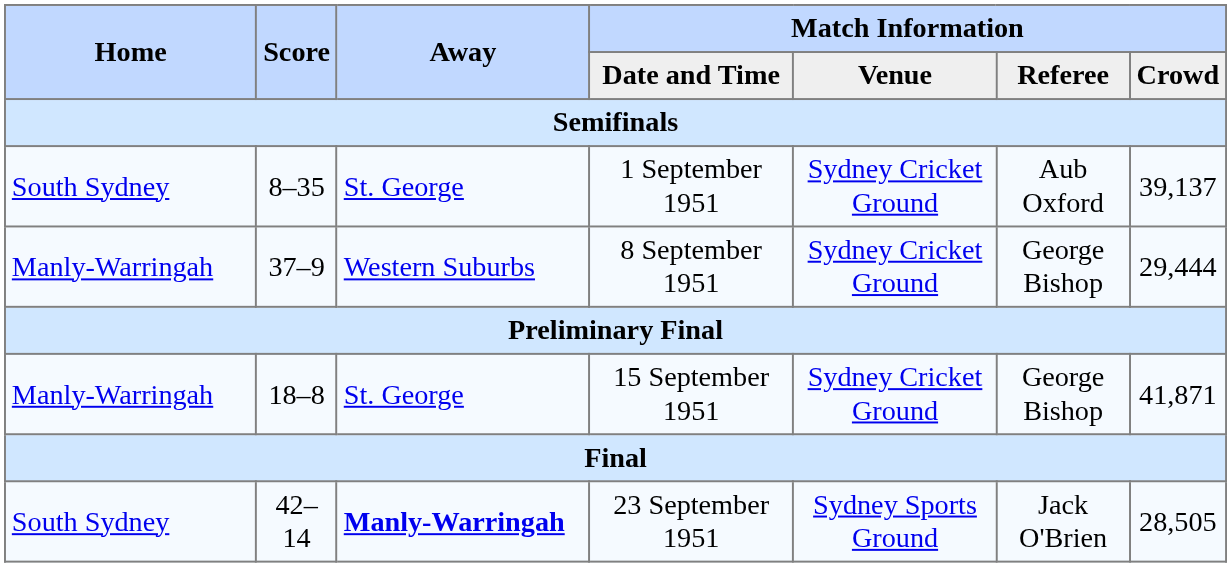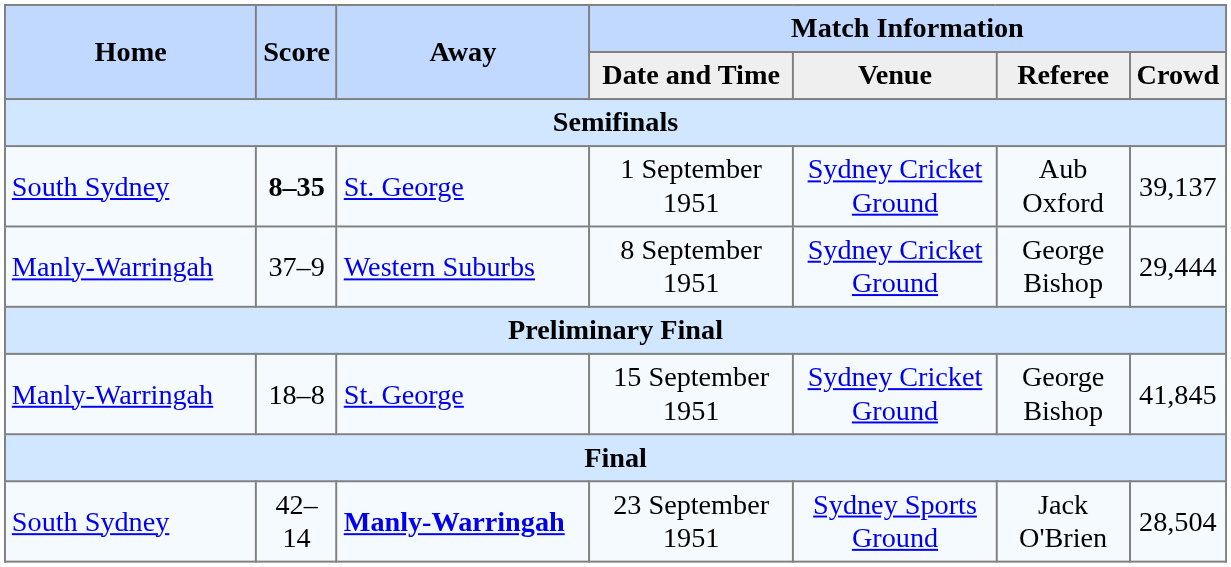(297, 185) normal -> (297, 185) bold
(1178, 393) 41,871 -> (1178, 393) 41,845
(1178, 520) 28,505 -> (1178, 520) 28,504
